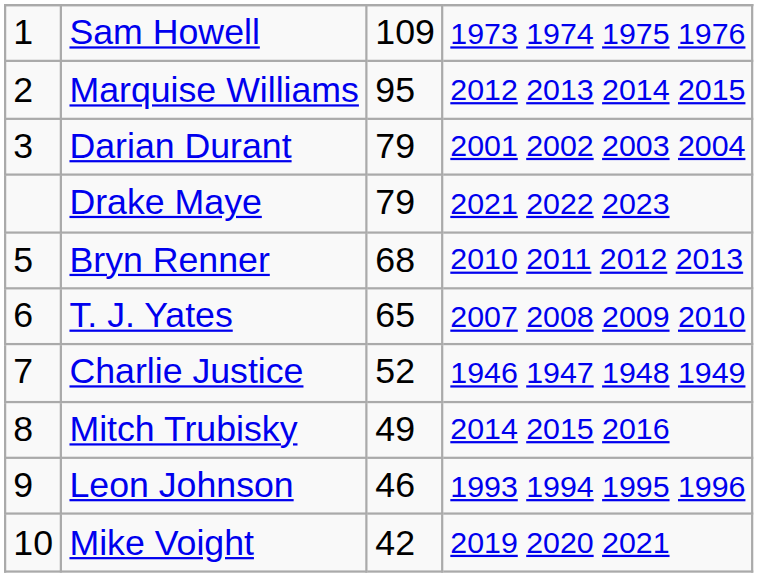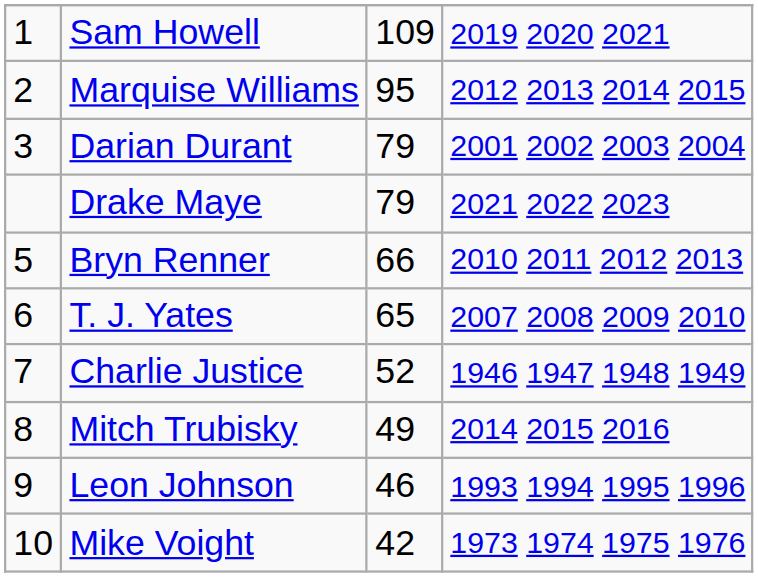(598, 33) 1973 1974 1975 1976 -> (560, 33) 2019 2020 2021
(395, 259) 68 -> (395, 259) 66
(560, 543) 2019 2020 2021 -> (598, 543) 1973 1974 1975 1976
